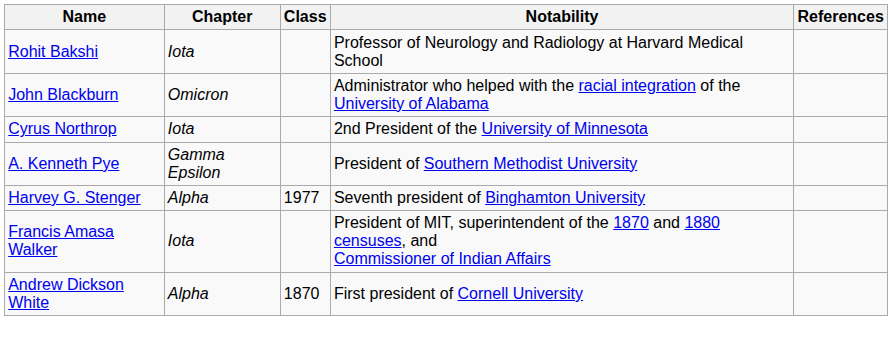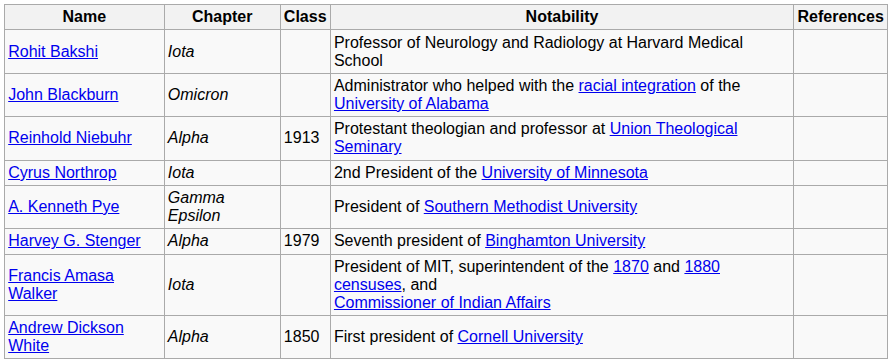+ row: (70, 138)
(302, 198) 1977 -> (302, 241) 1979
(302, 293) 1870 -> (302, 337) 1850
